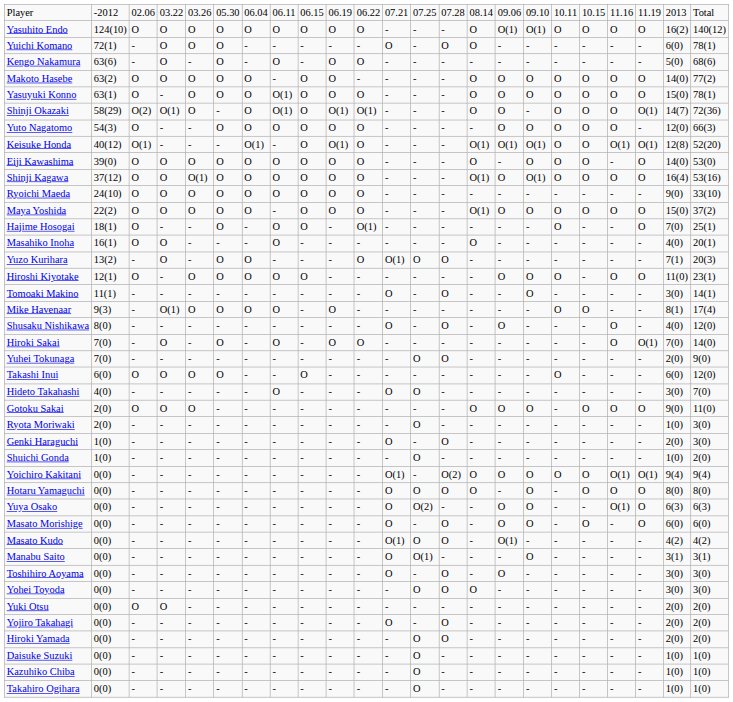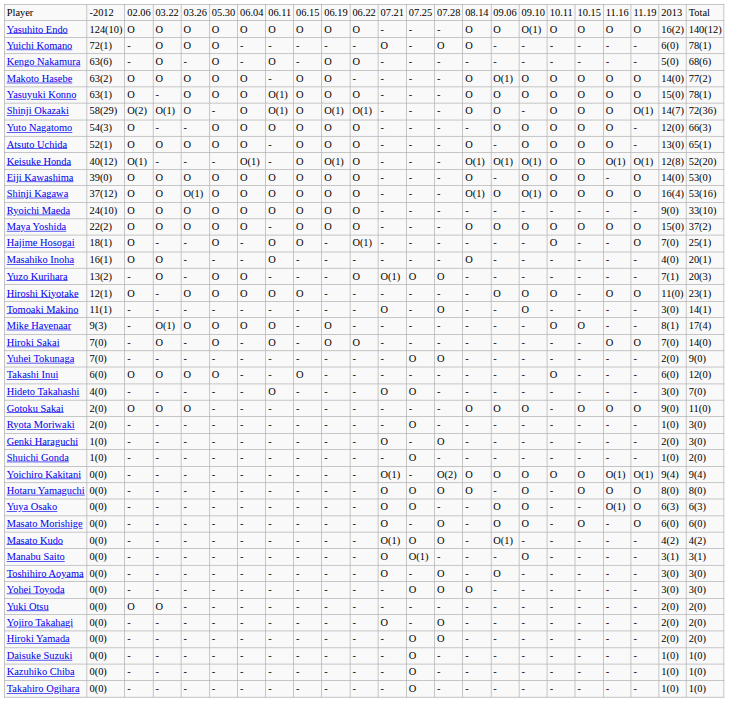(508, 29) O(1) -> (497, 29) O
(501, 78) O -> (503, 78) O(1)
+ row: (37, 144)
(479, 210) O(1) -> (469, 227) O
- row: (48, 326)
(648, 342) O(1) -> (637, 342) O
(423, 507) O(2) -> (413, 507) O
